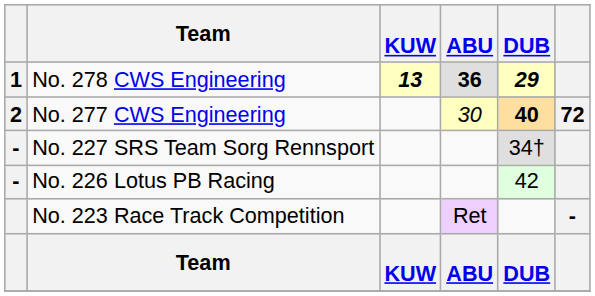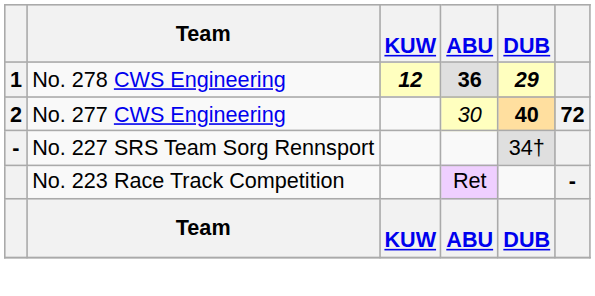(410, 79) 13 -> (410, 79) 12
- row: (154, 182)
